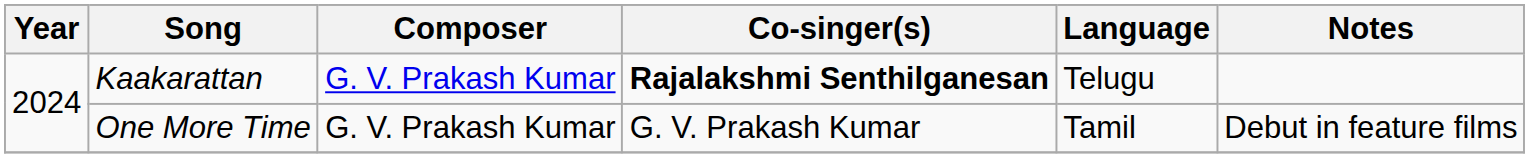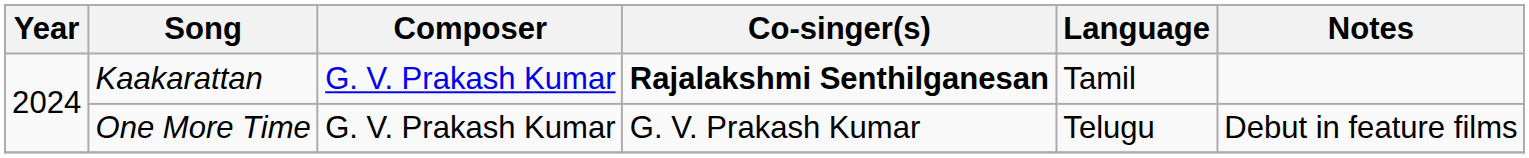(1109, 78) Telugu -> (1100, 78) Tamil
(1100, 127) Tamil -> (1109, 127) Telugu
